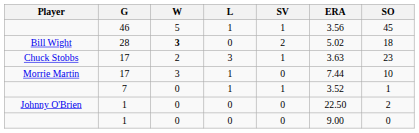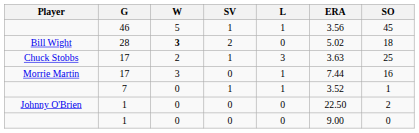columns swapped: (230, 12) <-> (283, 12)
(388, 58) 23 -> (388, 58) 25
(388, 74) 10 -> (388, 74) 16
